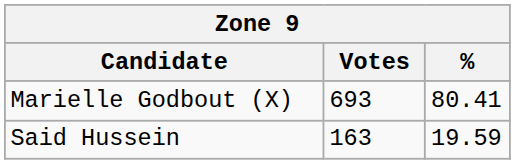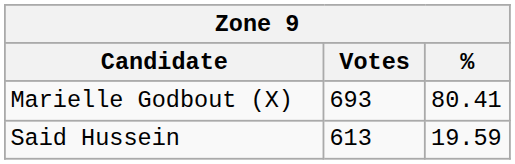(351, 139) 163 -> (351, 139) 613
